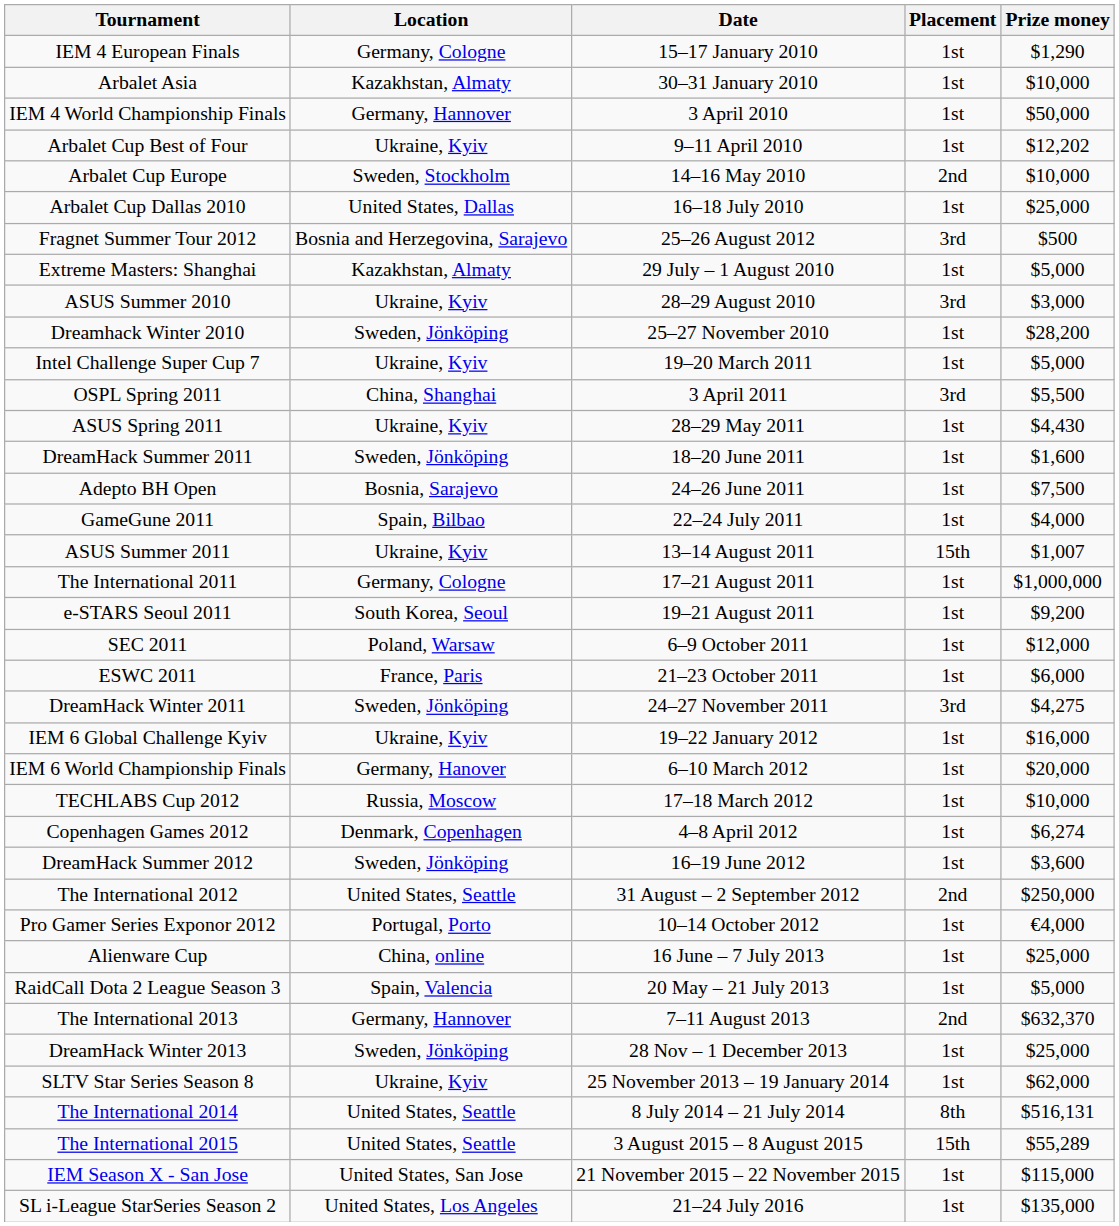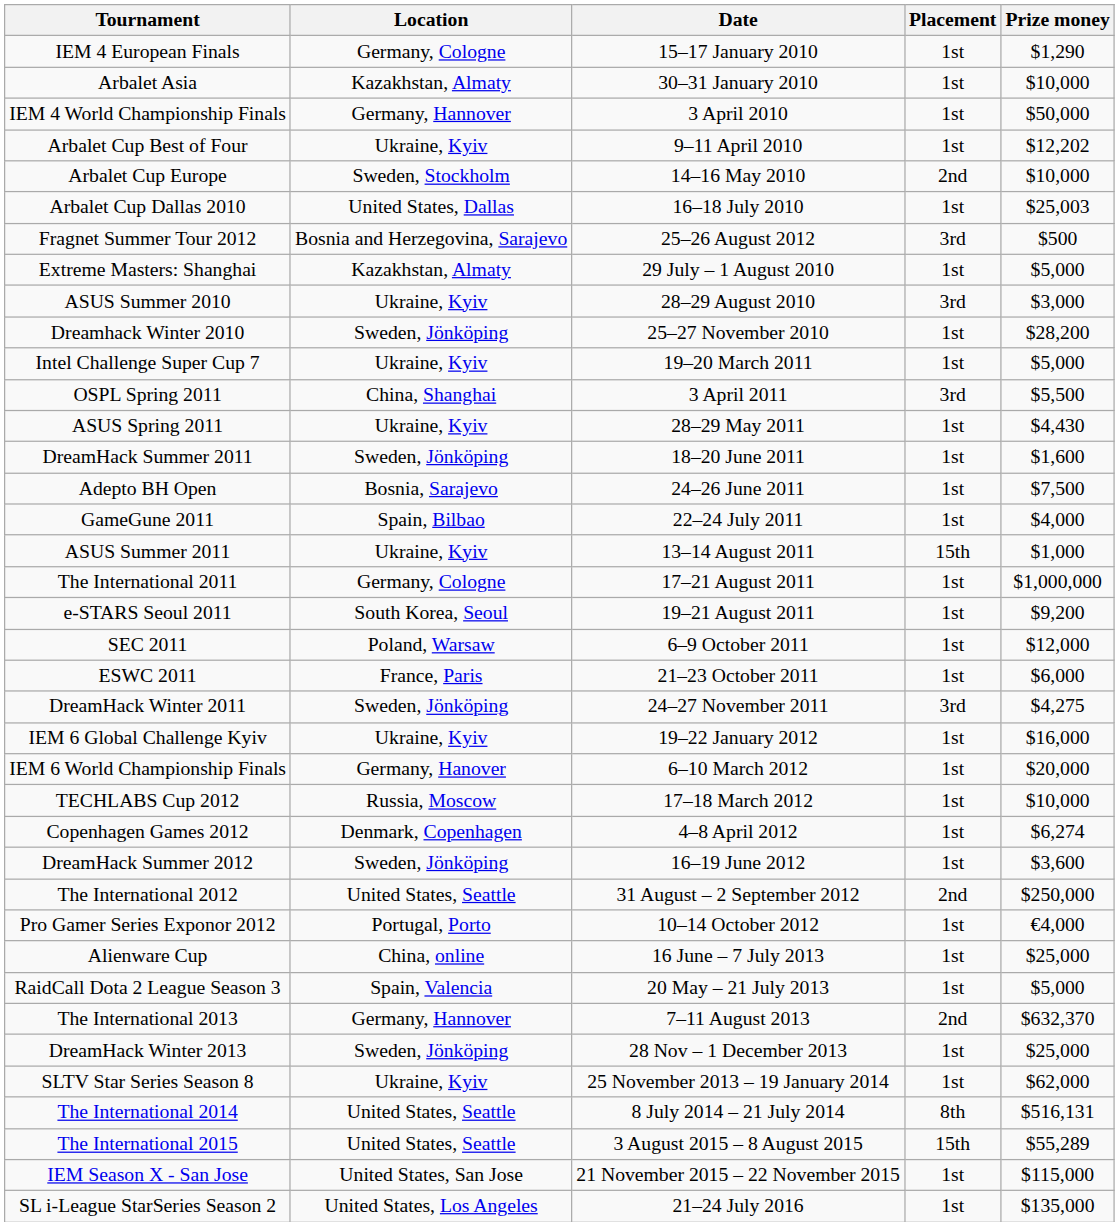(1058, 207) $25,000 -> (1058, 207) $25,003
(1058, 550) $1,007 -> (1058, 550) $1,000
